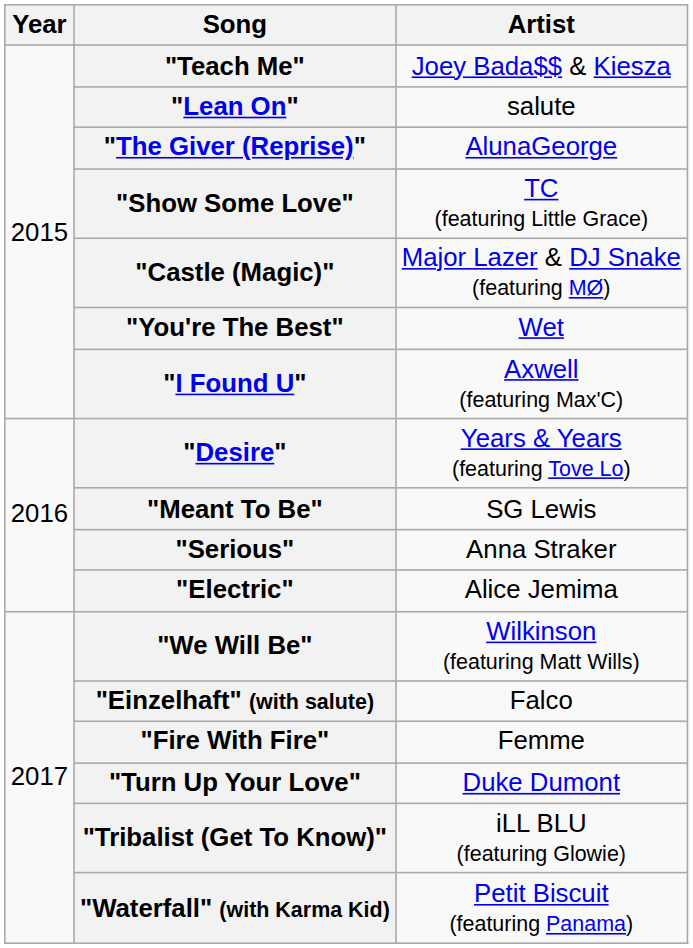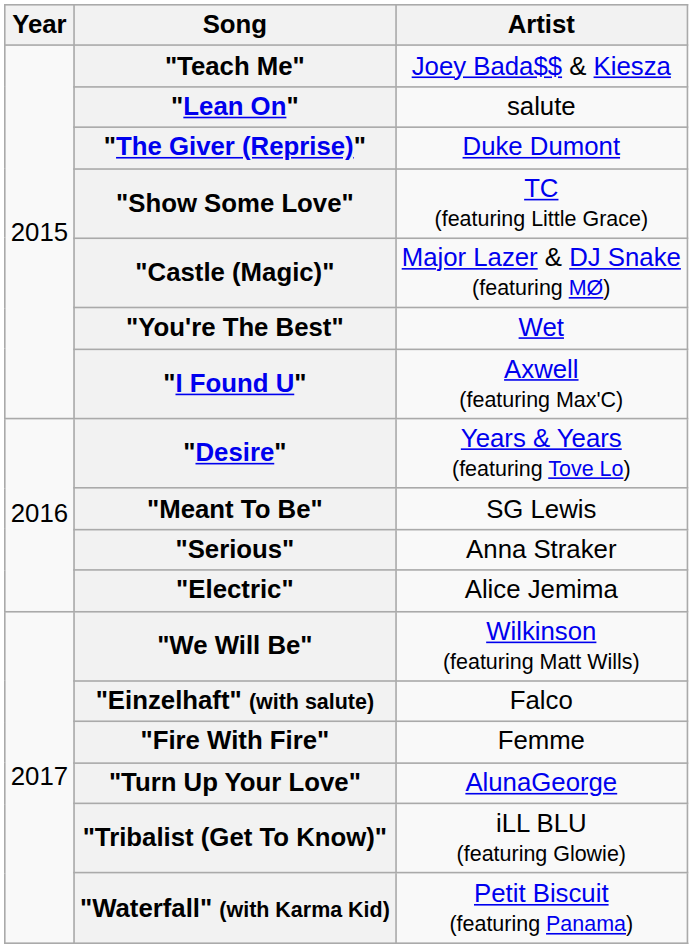(541, 147) AlunaGeorge -> (541, 147) Duke Dumont
(541, 782) Duke Dumont -> (541, 782) AlunaGeorge
